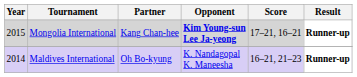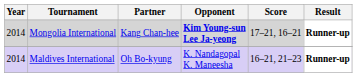(16, 33) 2015 -> (16, 33) 2014
